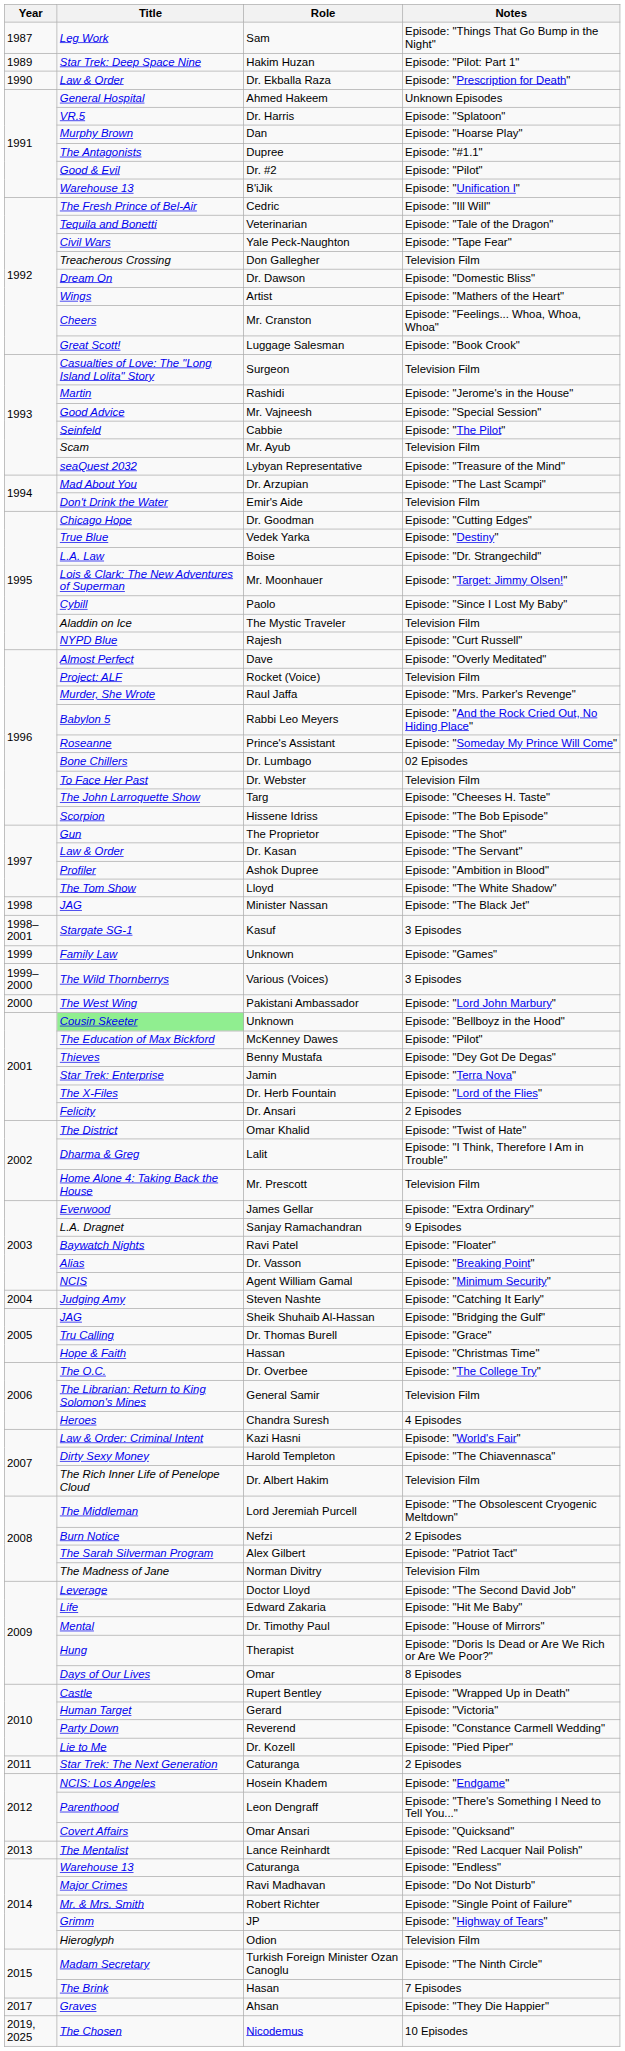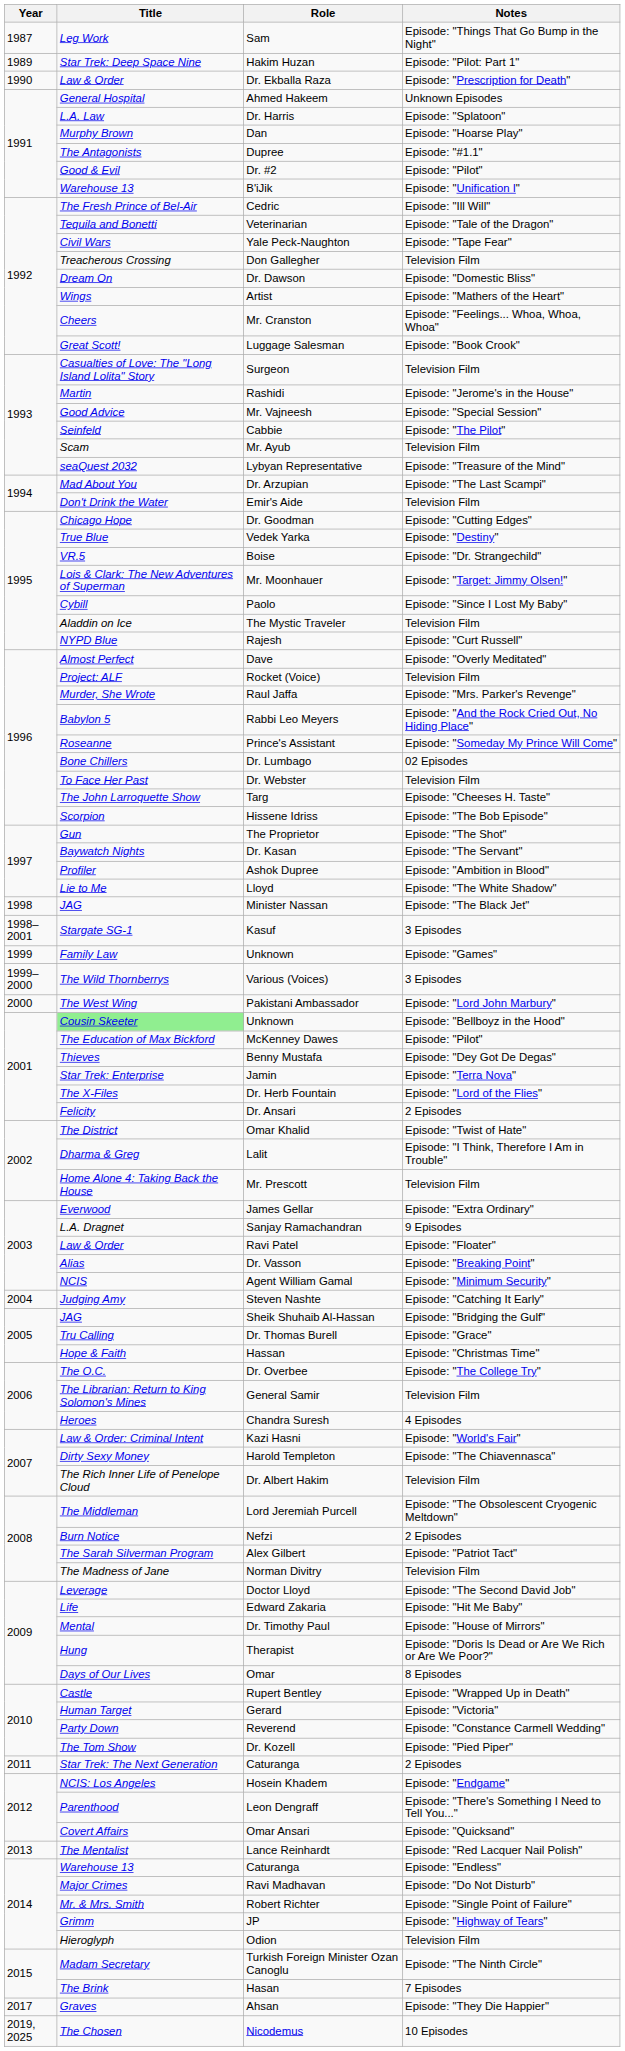(72, 116) VR.5 -> (82, 116) L.A. Law
(82, 556) L.A. Law -> (72, 556) VR.5
(92, 852) Law & Order -> (102, 852) Baywatch Nights
(98, 888) The Tom Show -> (83, 888) Lie to Me
(102, 1245) Baywatch Nights -> (92, 1245) Law & Order
(83, 1747) Lie to Me -> (98, 1747) The Tom Show
